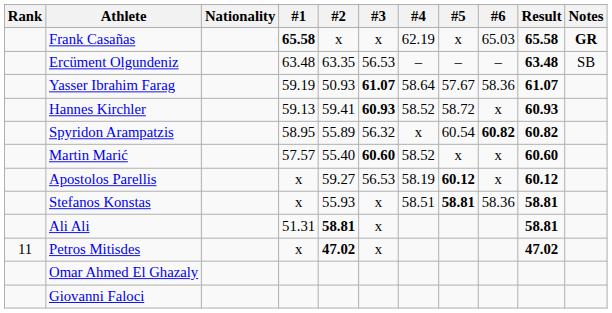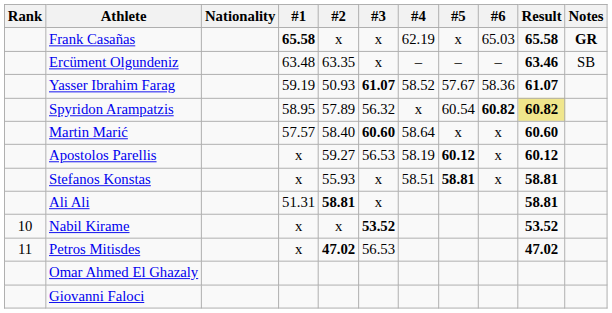(378, 62) 56.53 -> (378, 62) x
(542, 62) 63.48 -> (542, 62) 63.46
(418, 86) 58.64 -> (418, 86) 58.52
- row: (97, 109)
(339, 132) 55.89 -> (339, 109) 57.89
(542, 132) no background -> (542, 109) khaki background
(339, 156) 55.40 -> (339, 132) 58.40
(418, 156) 58.52 -> (418, 132) 58.64
(498, 202) 58.36 -> (498, 179) x
+ row: (89, 226)
(378, 249) x -> (378, 249) 56.53
